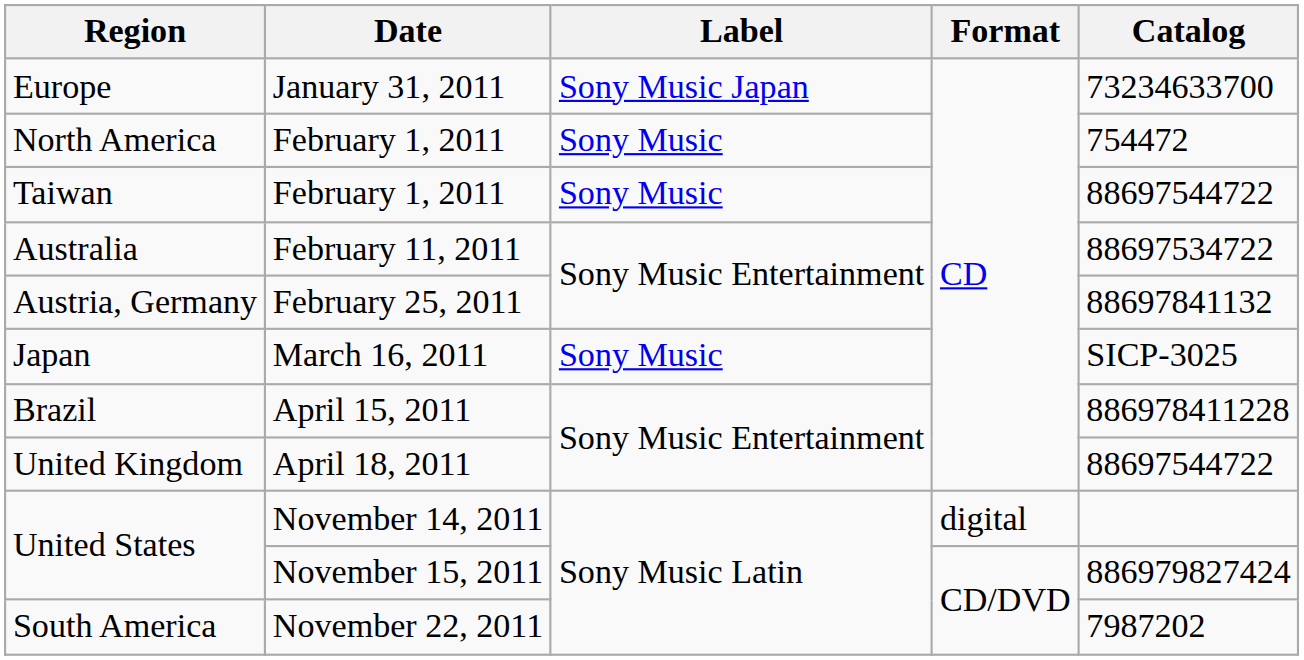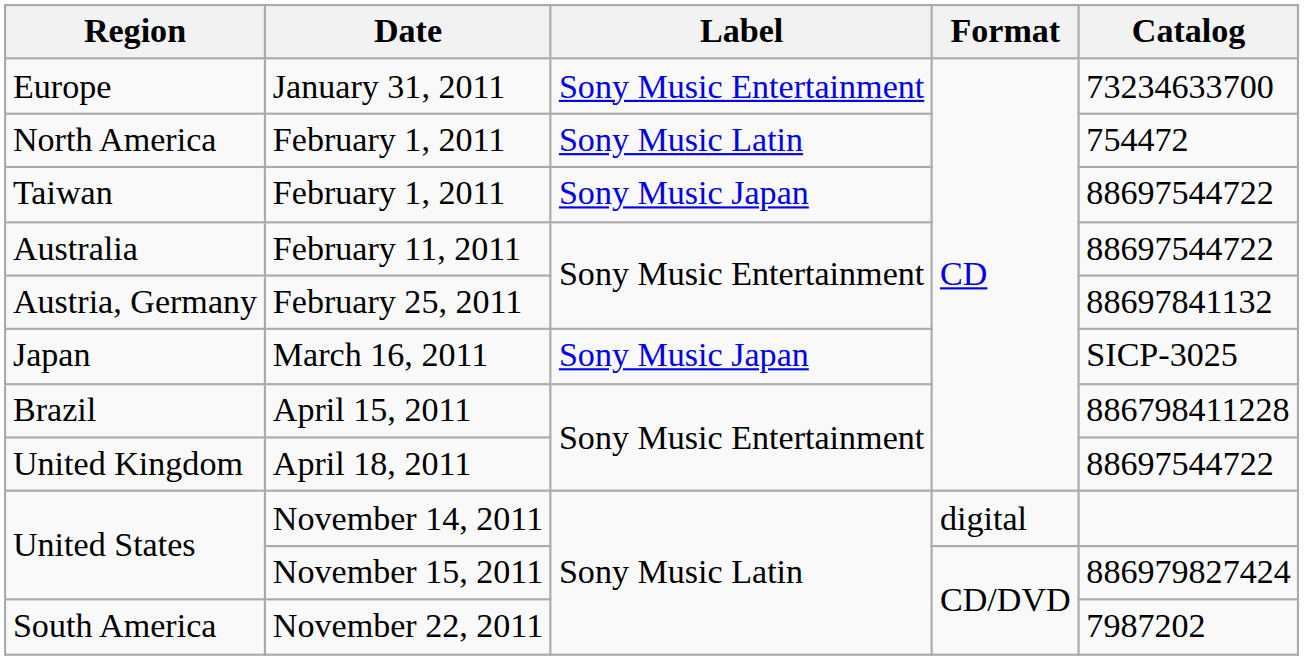(684, 85) Sony Music Japan -> (742, 85) Sony Music Entertainment
(641, 139) Sony Music -> (681, 139) Sony Music Latin
(641, 193) Sony Music -> (684, 193) Sony Music Japan
(1180, 247) 88697534722 -> (1180, 247) 88697544722
(641, 355) Sony Music -> (684, 355) Sony Music Japan
(1188, 409) 886978411228 -> (1188, 409) 886798411228
